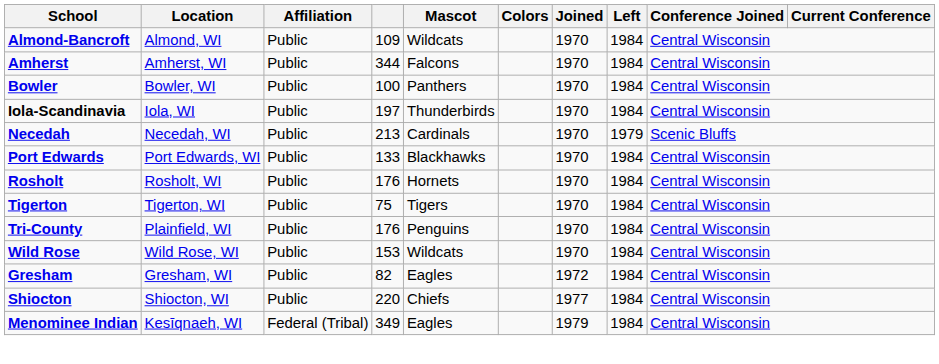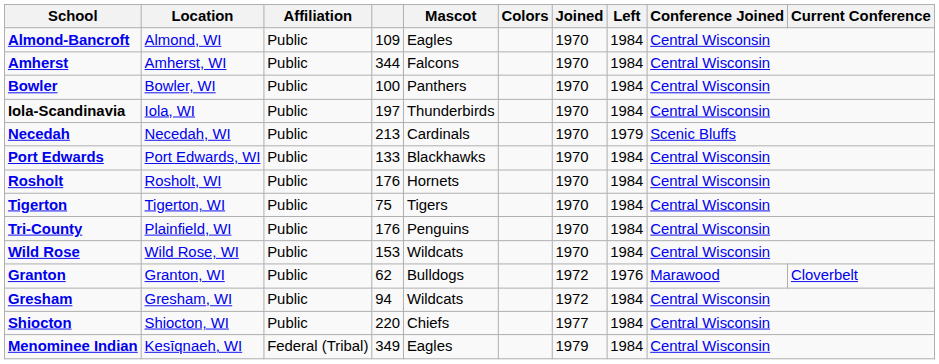(435, 39) Wildcats -> (430, 39) Eagles
+ row: (37, 275)
(383, 275) 82 -> (383, 299) 94
(430, 275) Eagles -> (435, 299) Wildcats
